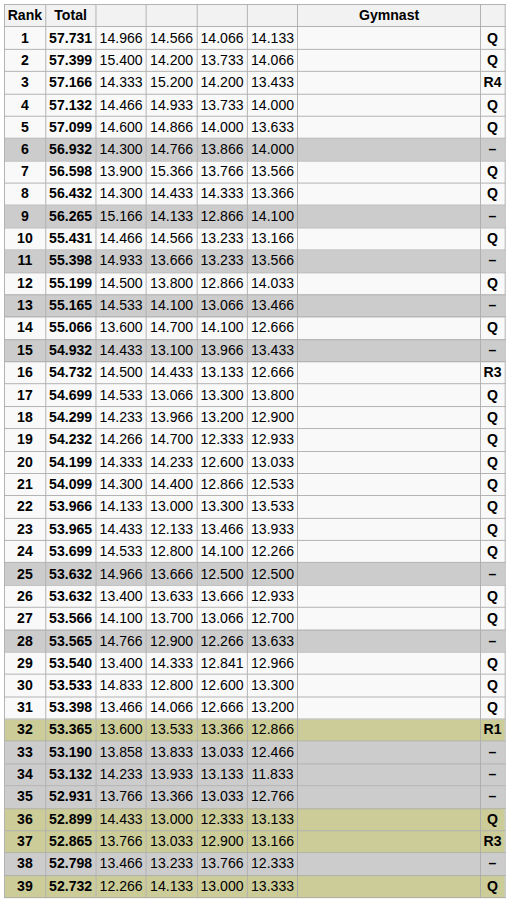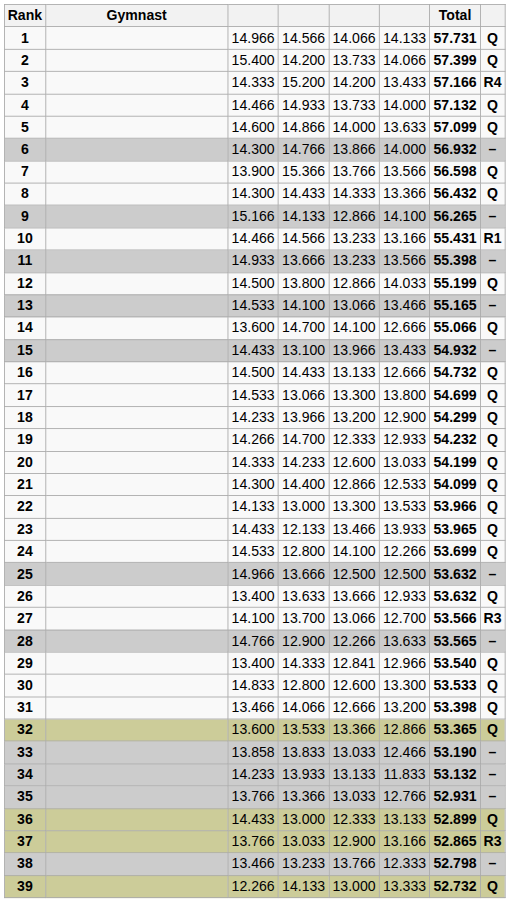columns swapped: (389, 15) <-> (71, 15)
(493, 238) Q -> (493, 238) R1
(493, 372) R3 -> (493, 372) Q
(493, 618) Q -> (493, 618) R3
(493, 730) R1 -> (493, 730) Q
